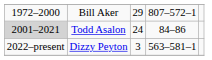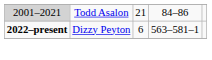- row: (99, 13)
(138, 30) 24 -> (141, 13) 21
(36, 47) normal -> (37, 30) bold
(138, 47) 3 -> (141, 30) 6
